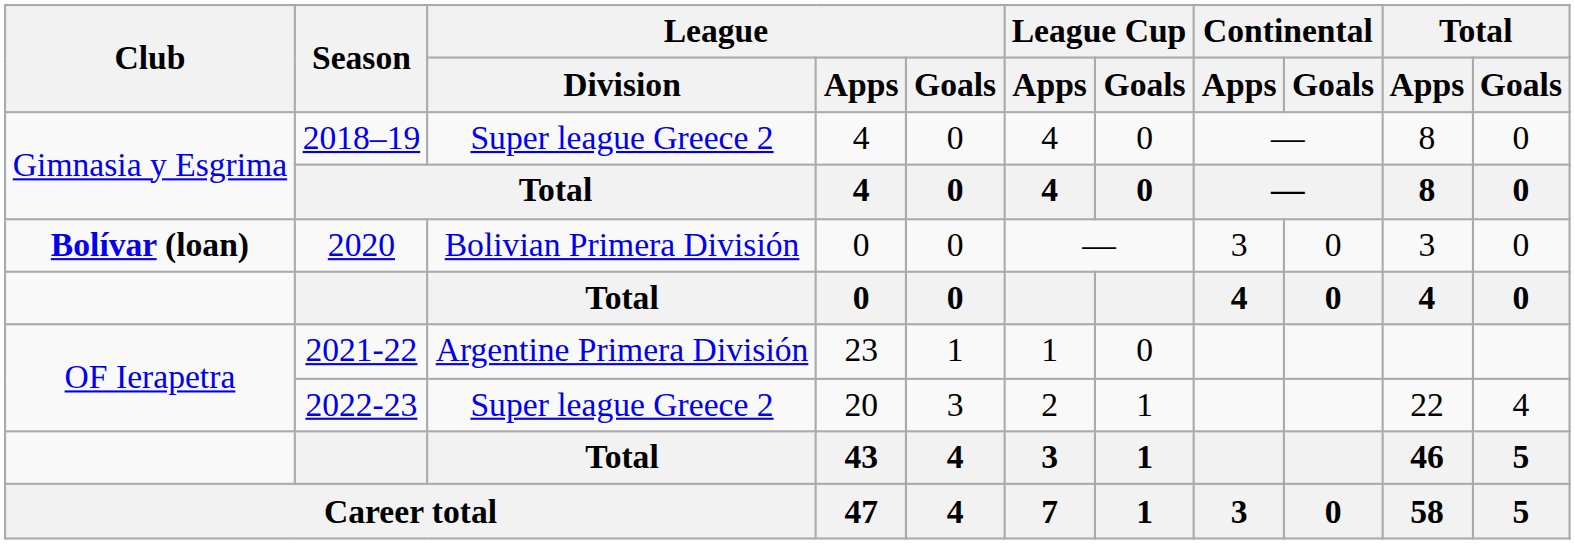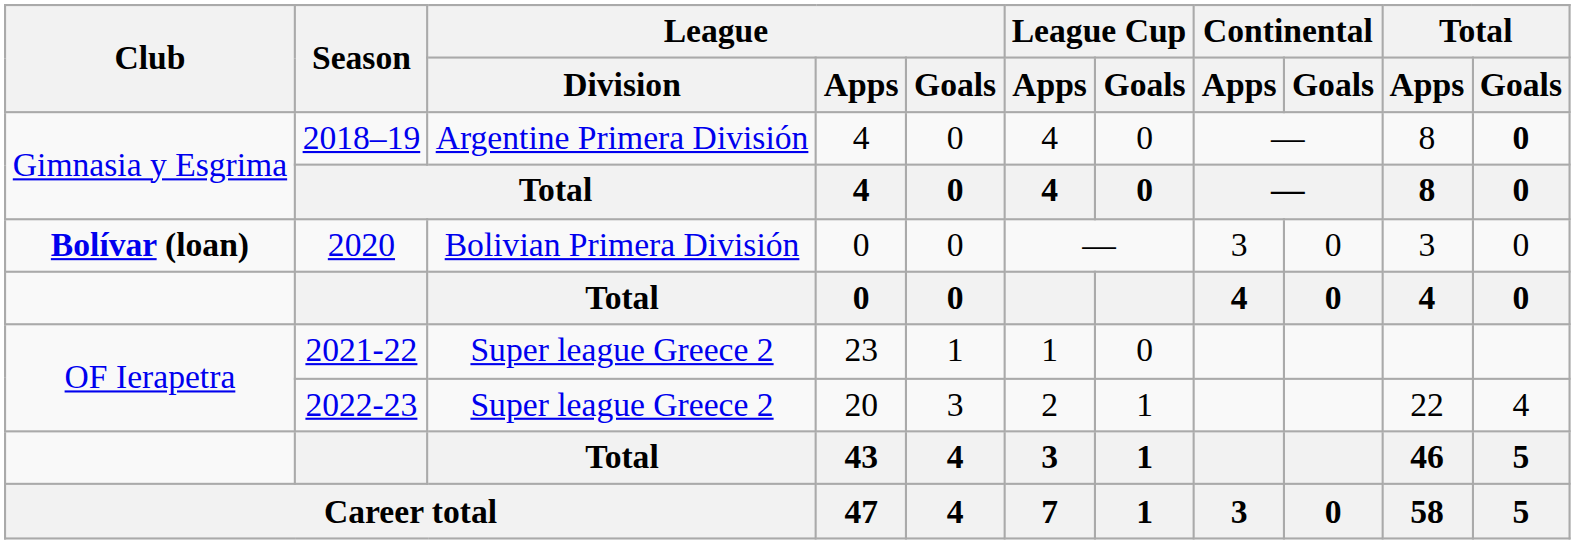(622, 137) Super league Greece 2 -> (622, 137) Argentine Primera División
(1521, 137) normal -> (1521, 137) bold
(622, 350) Argentine Primera División -> (622, 350) Super league Greece 2
